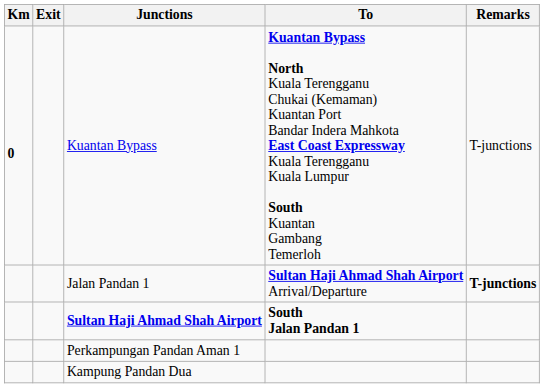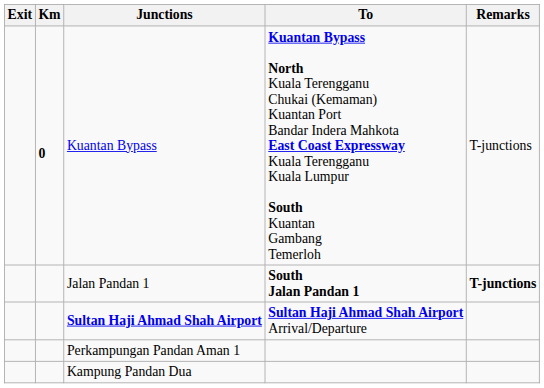columns swapped: (19, 15) <-> (48, 15)
(366, 283) Sultan Haji Ahmad Shah Airport Arrival/Departure -> (314, 283) South Jalan Pandan 1
(314, 320) South Jalan Pandan 1 -> (366, 320) Sultan Haji Ahmad Shah Airport Arrival/Departure
